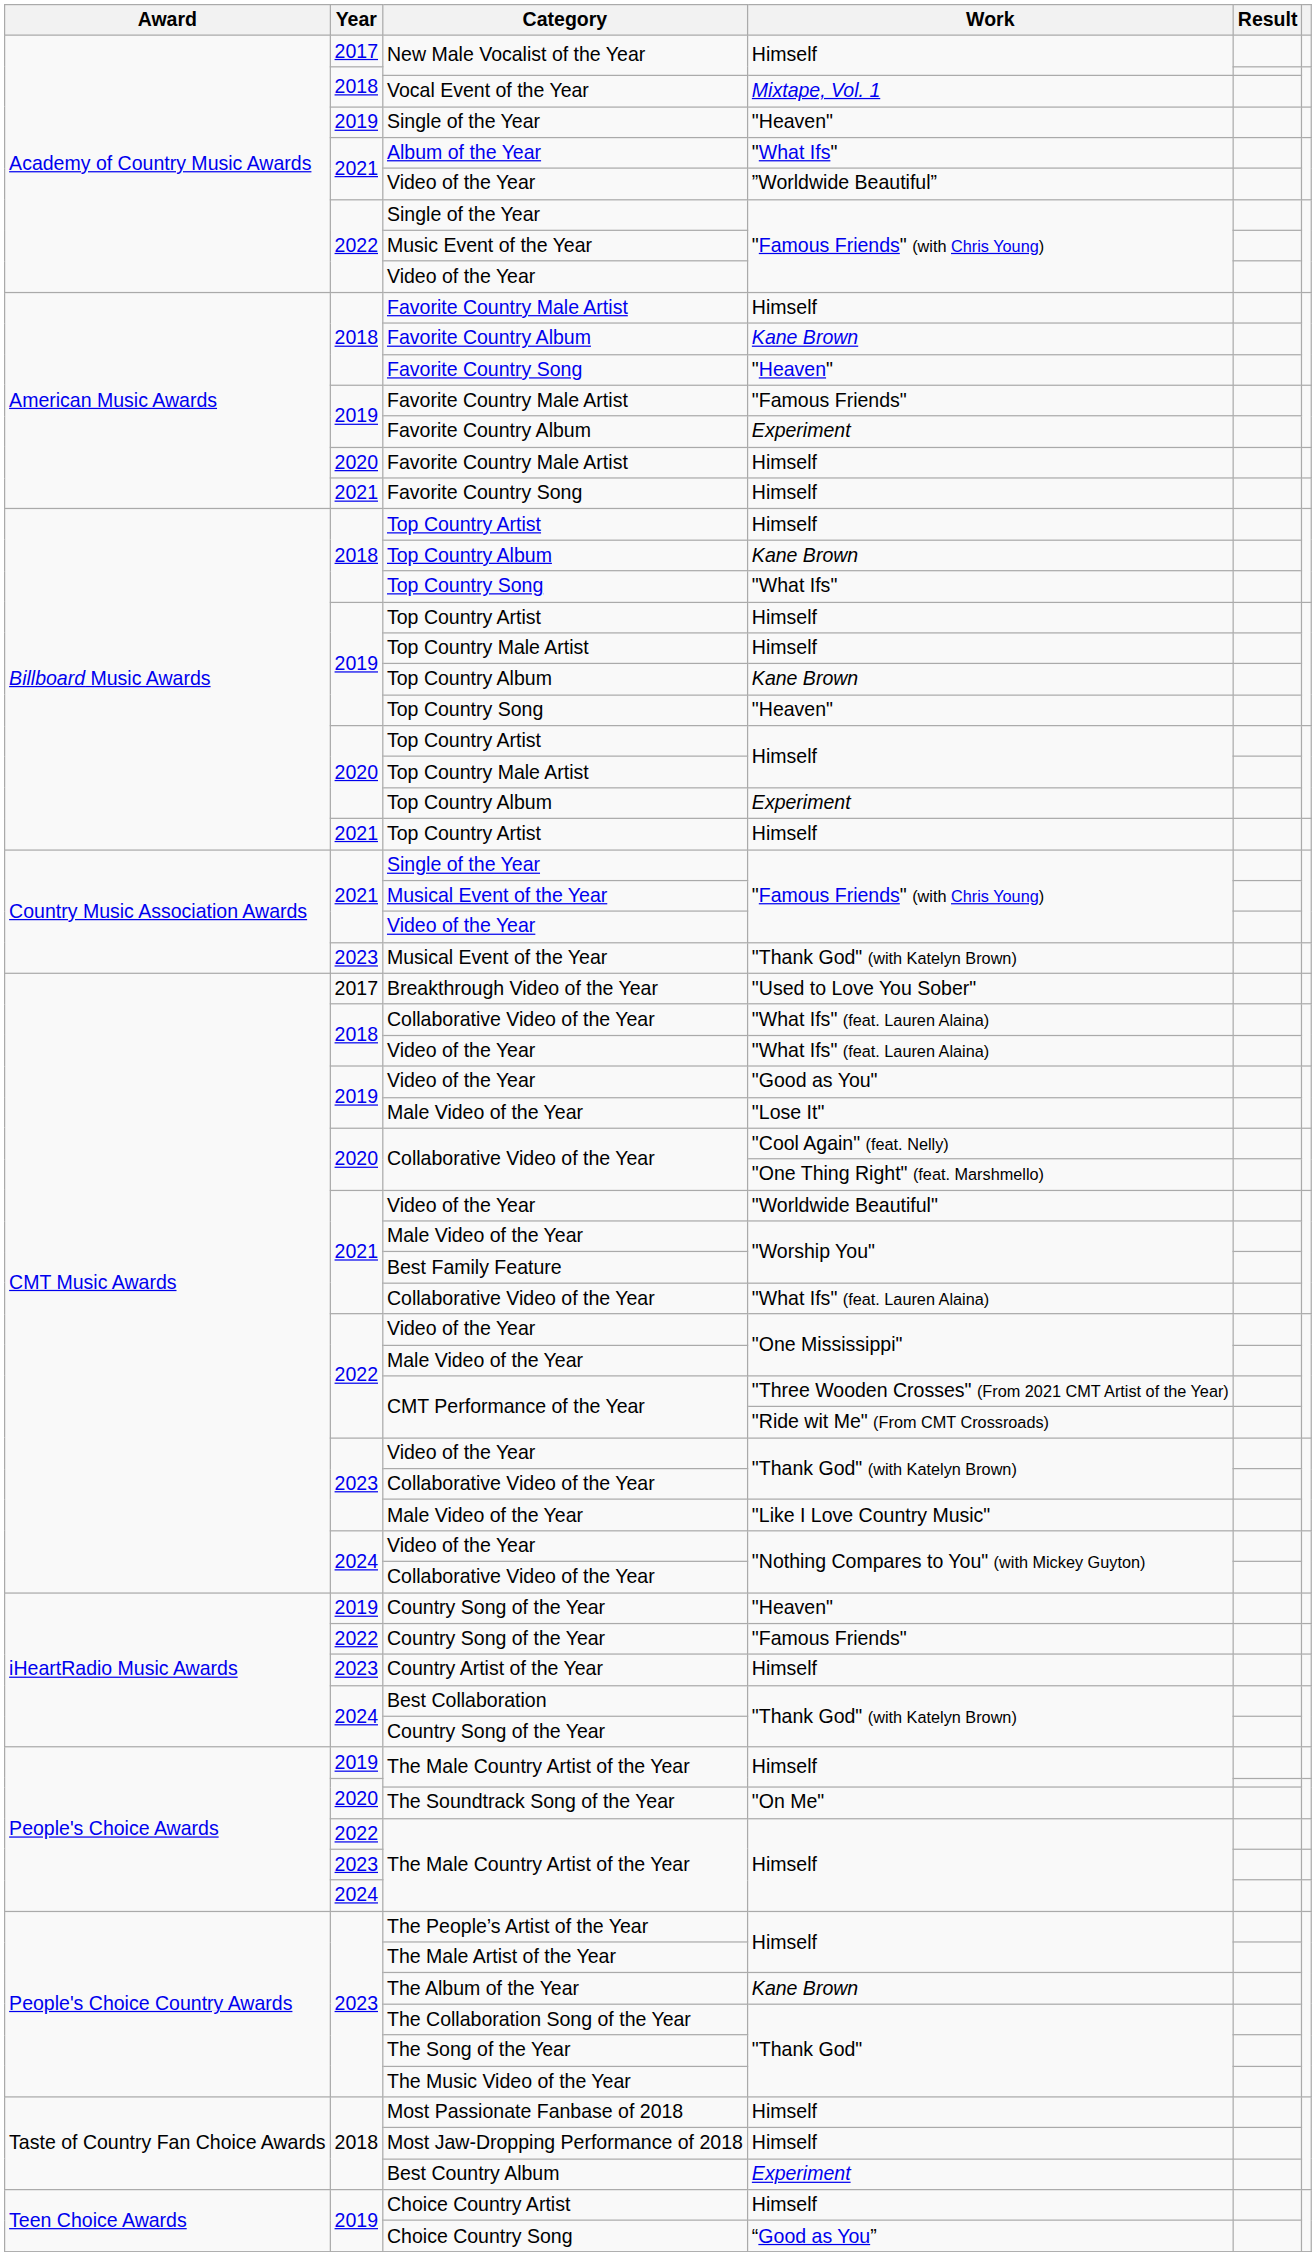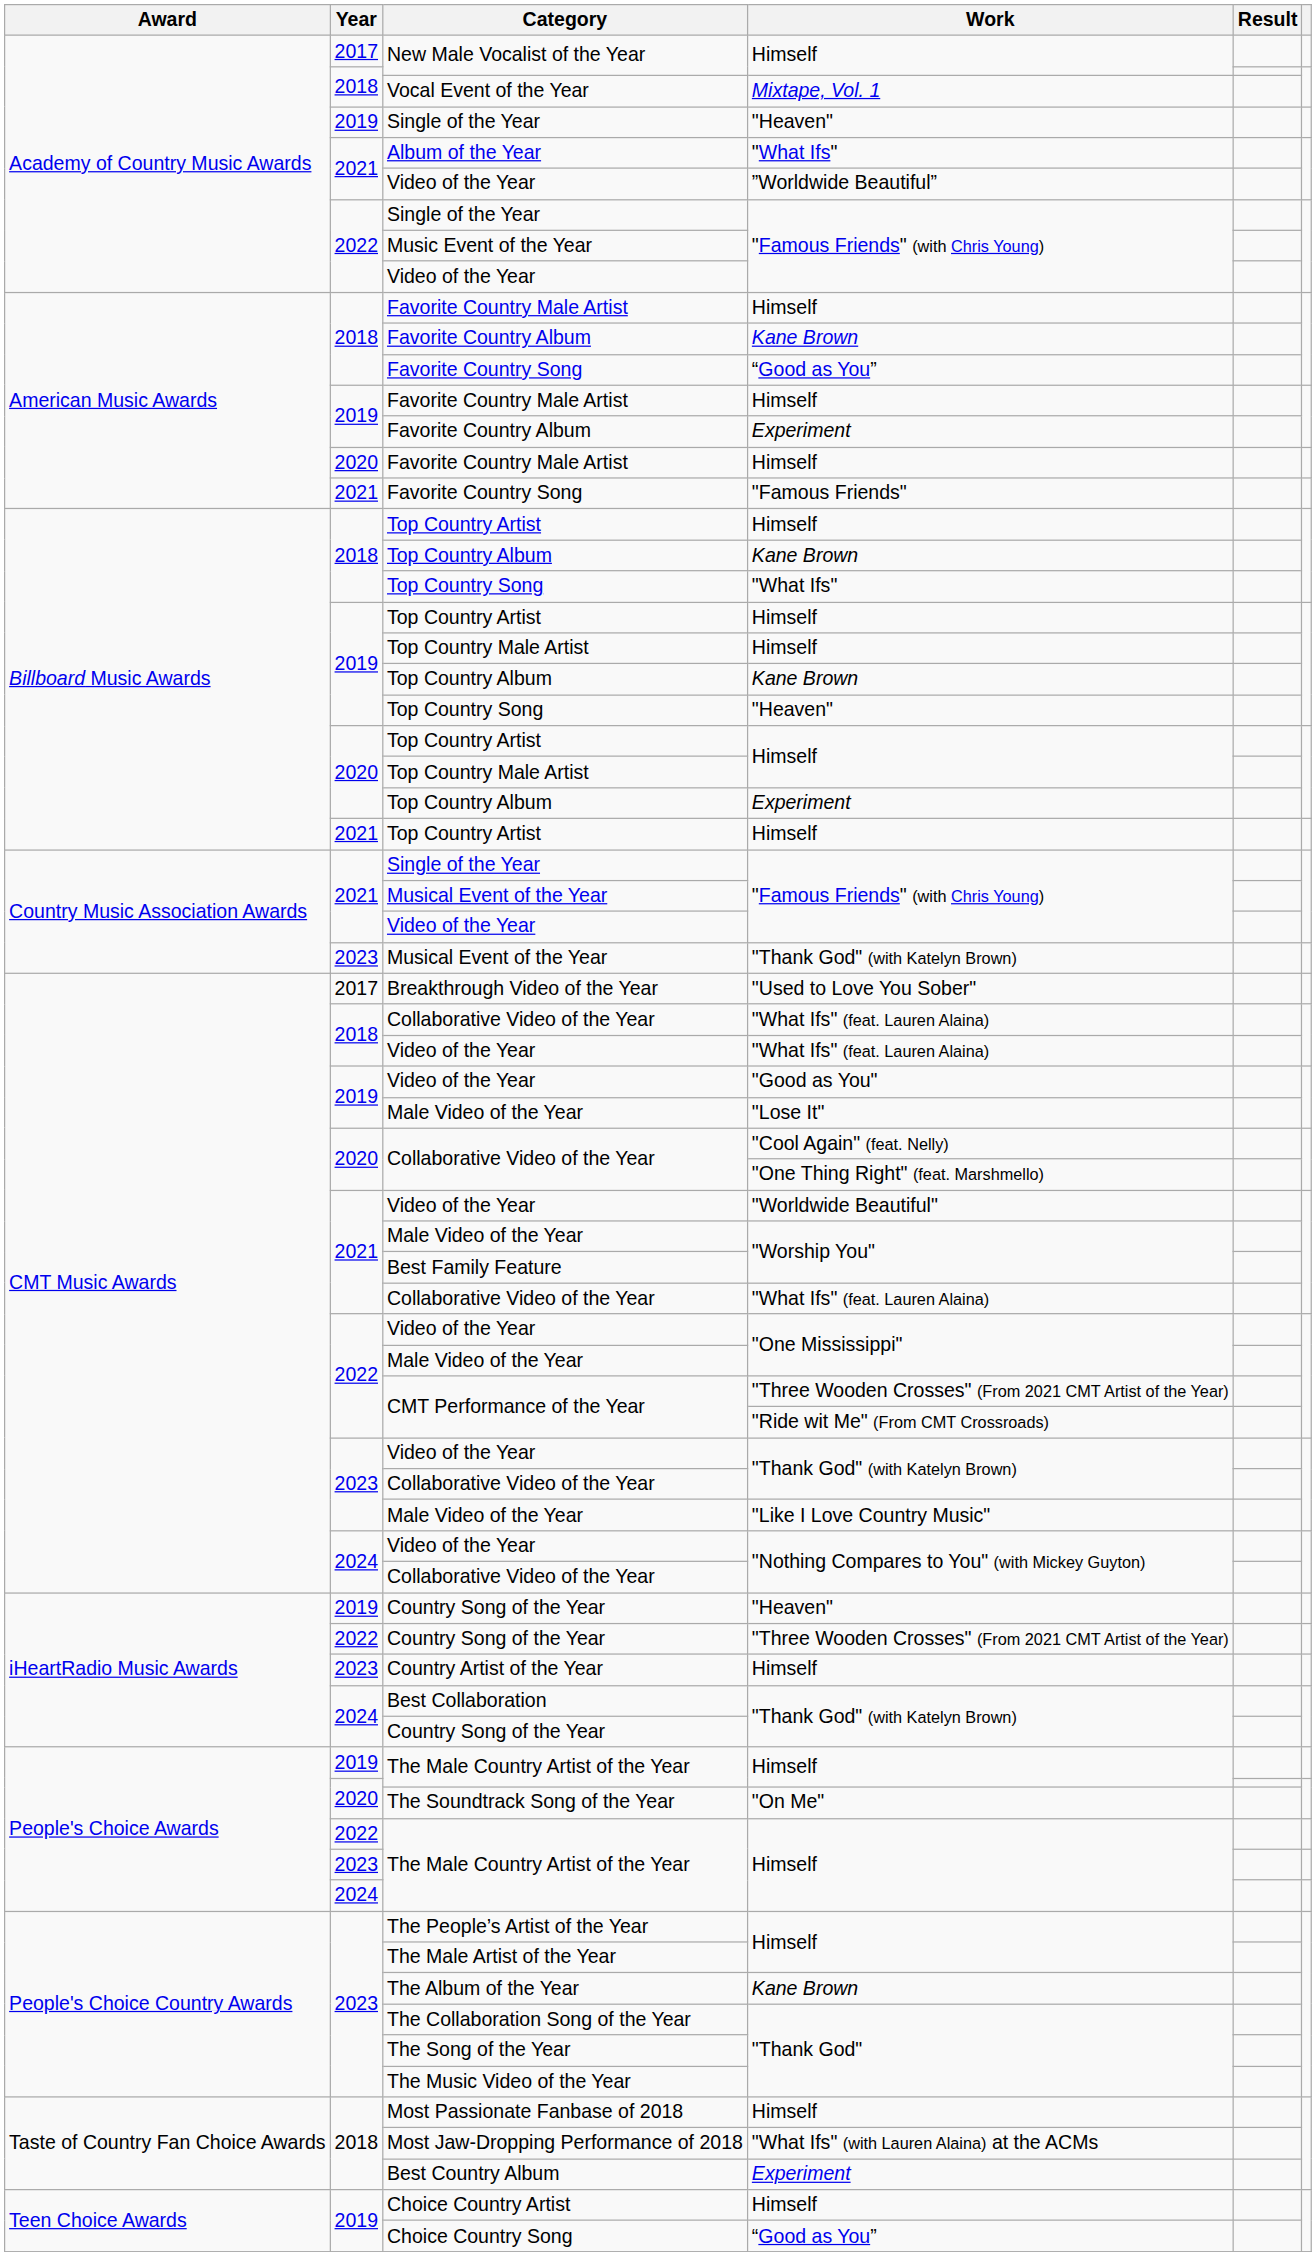(792, 369) "Heaven" -> (814, 369) “Good as You”
(829, 400) "Famous Friends" -> (784, 400) Himself
(784, 493) Himself -> (829, 493) "Famous Friends"
(829, 1638) "Famous Friends" -> (990, 1638) "Three Wooden Crosses" (From 2021 CMT Artist of the Year)
(784, 2143) Himself -> (925, 2143) "What Ifs" (with Lauren Alaina) at the ACMs
